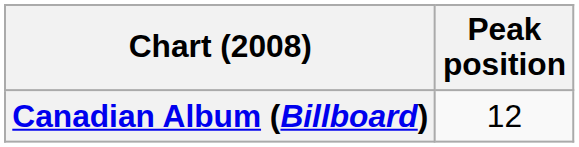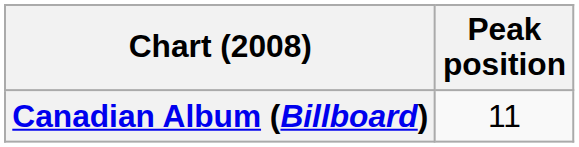(504, 115) 12 -> (504, 115) 11
